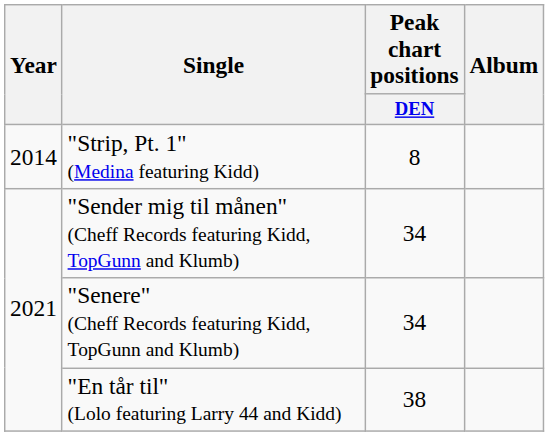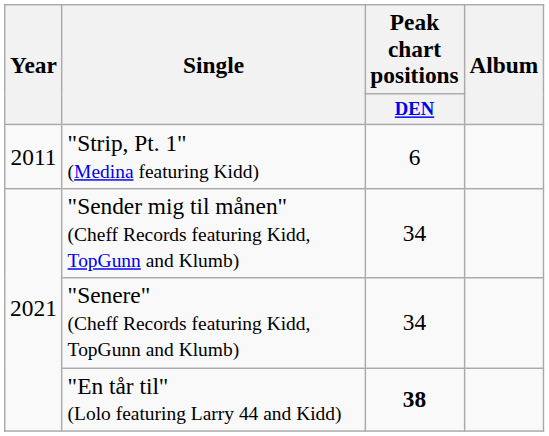(33, 156) 2014 -> (33, 156) 2011
(415, 156) 8 -> (415, 156) 6
(415, 399) normal -> (415, 399) bold
